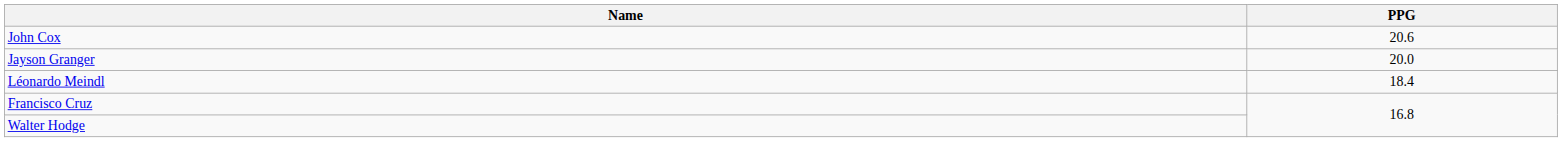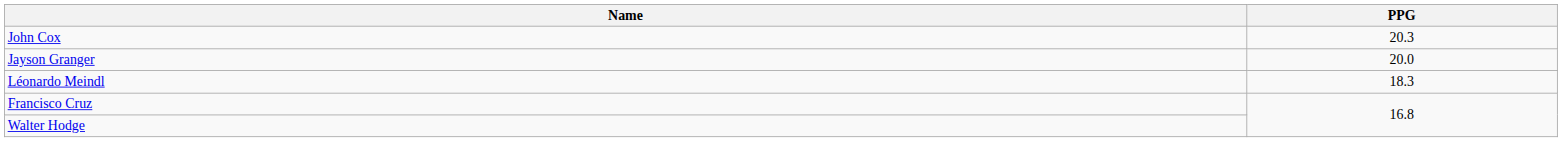(1402, 37) 20.6 -> (1402, 37) 20.3
(1402, 81) 18.4 -> (1402, 81) 18.3
